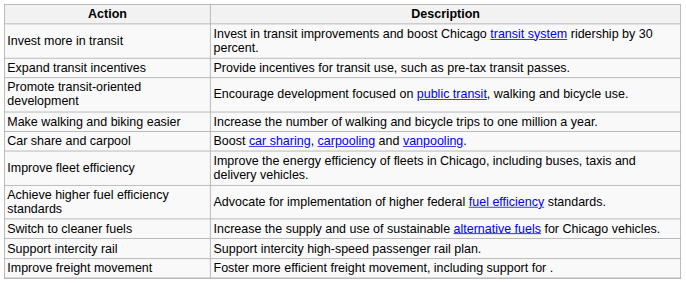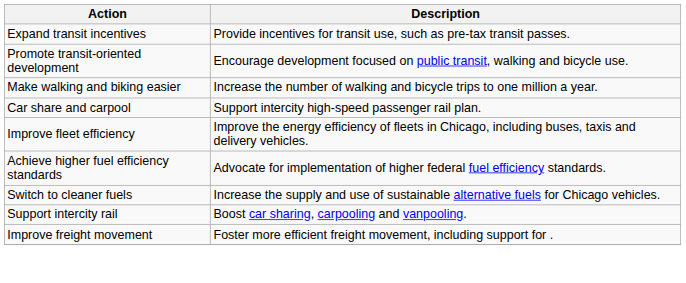- row: (65, 41)
(340, 141) Boost car sharing, carpooling and vanpooling. -> (347, 107) Support intercity high-speed passenger rail plan.
(347, 248) Support intercity high-speed passenger rail plan. -> (340, 214) Boost car sharing, carpooling and vanpooling.
